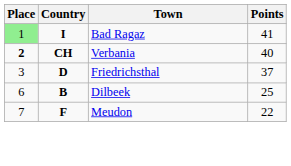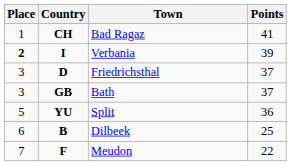(21, 33) lightgreen background -> (21, 33) no background
(63, 33) I -> (63, 33) CH
(63, 53) CH -> (63, 53) I
(267, 53) 40 -> (267, 53) 39
+ row: (103, 92)
+ row: (103, 111)
